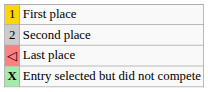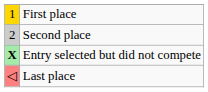rows swapped: (49, 55) <-> (112, 76)
